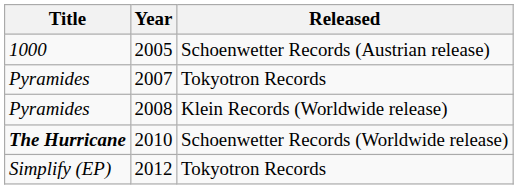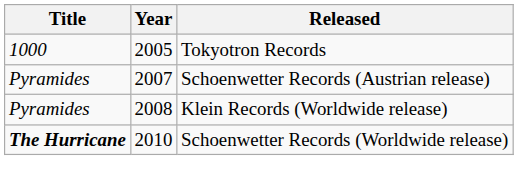(335, 49) Schoenwetter Records (Austrian release) -> (254, 49) Tokyotron Records
(254, 79) Tokyotron Records -> (335, 79) Schoenwetter Records (Austrian release)
- row: (153, 169)
